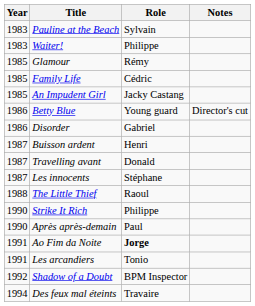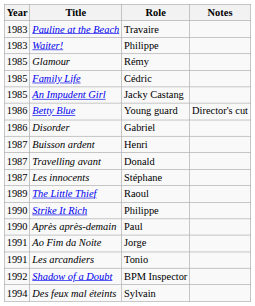(140, 29) Sylvain -> (141, 29) Travaire
(17, 194) 1988 -> (17, 194) 1989
(136, 243) bold -> (135, 243) normal
(141, 293) Travaire -> (140, 293) Sylvain
